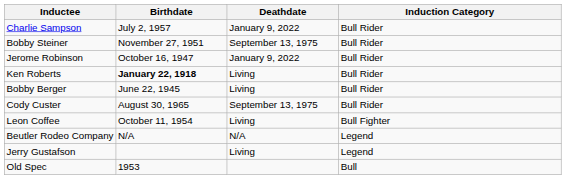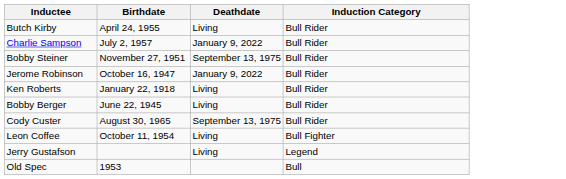+ row: (32, 27)
(157, 74) bold -> (137, 89) normal
- row: (60, 136)
